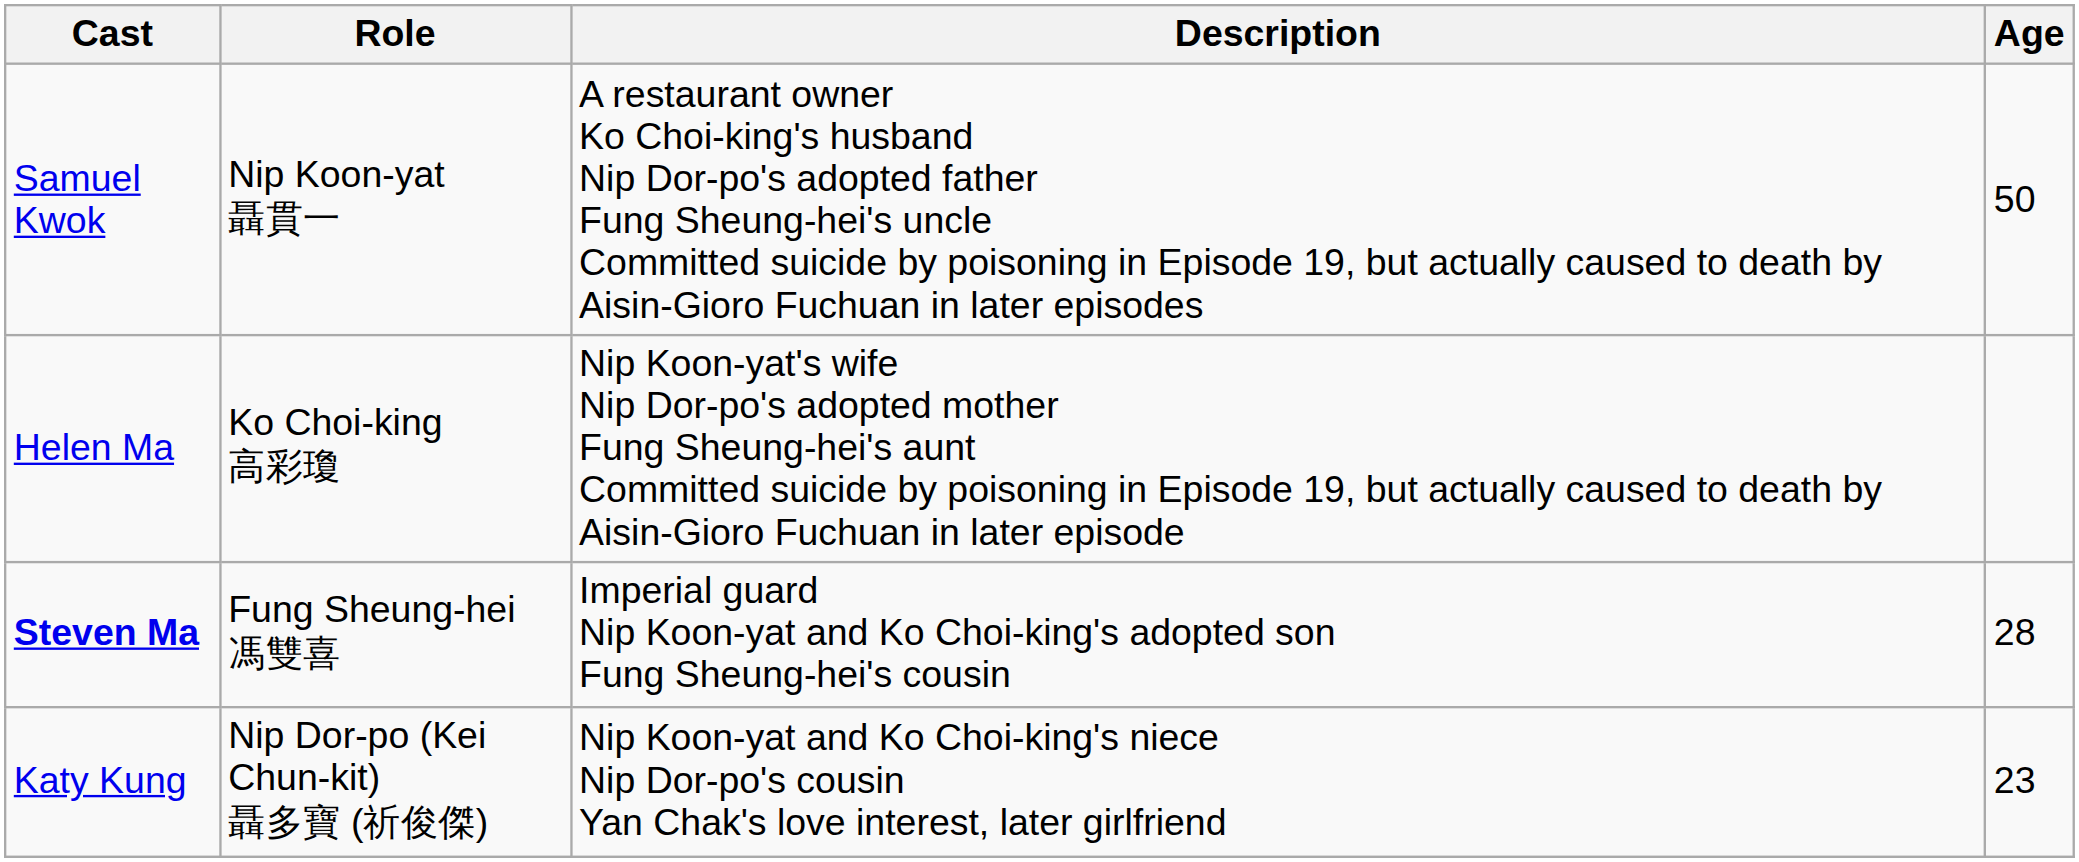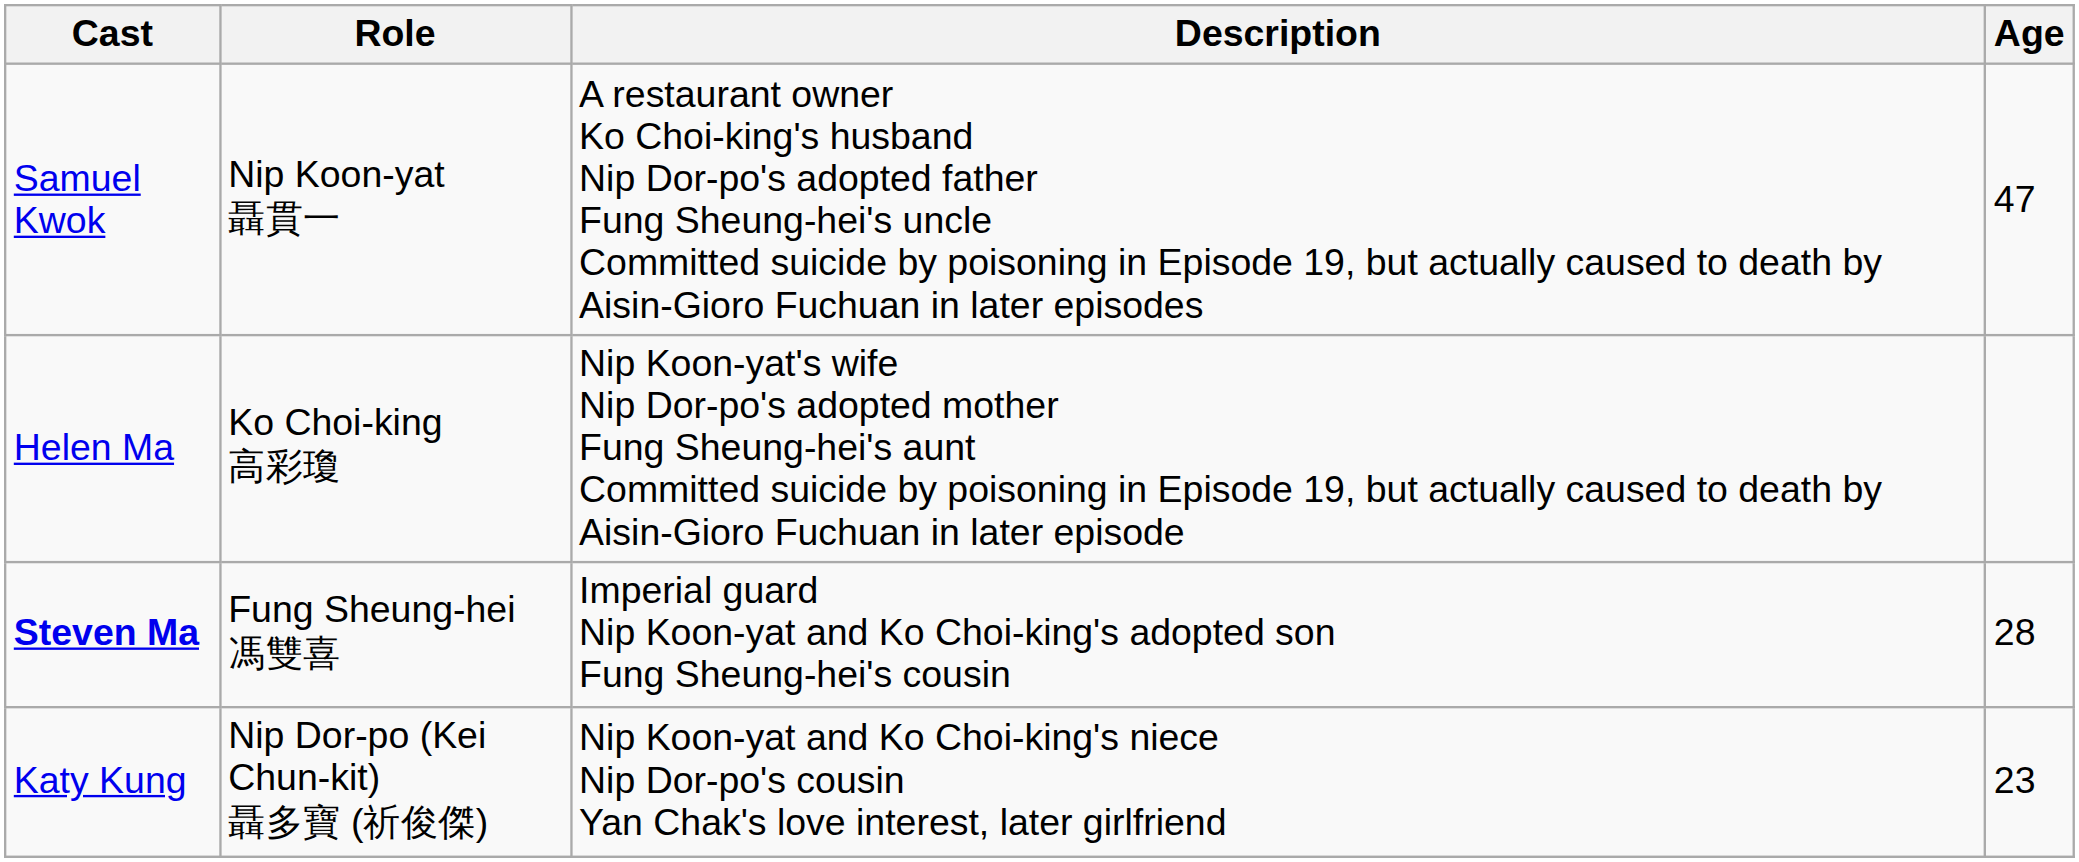(2015, 198) 50 -> (2015, 198) 47
